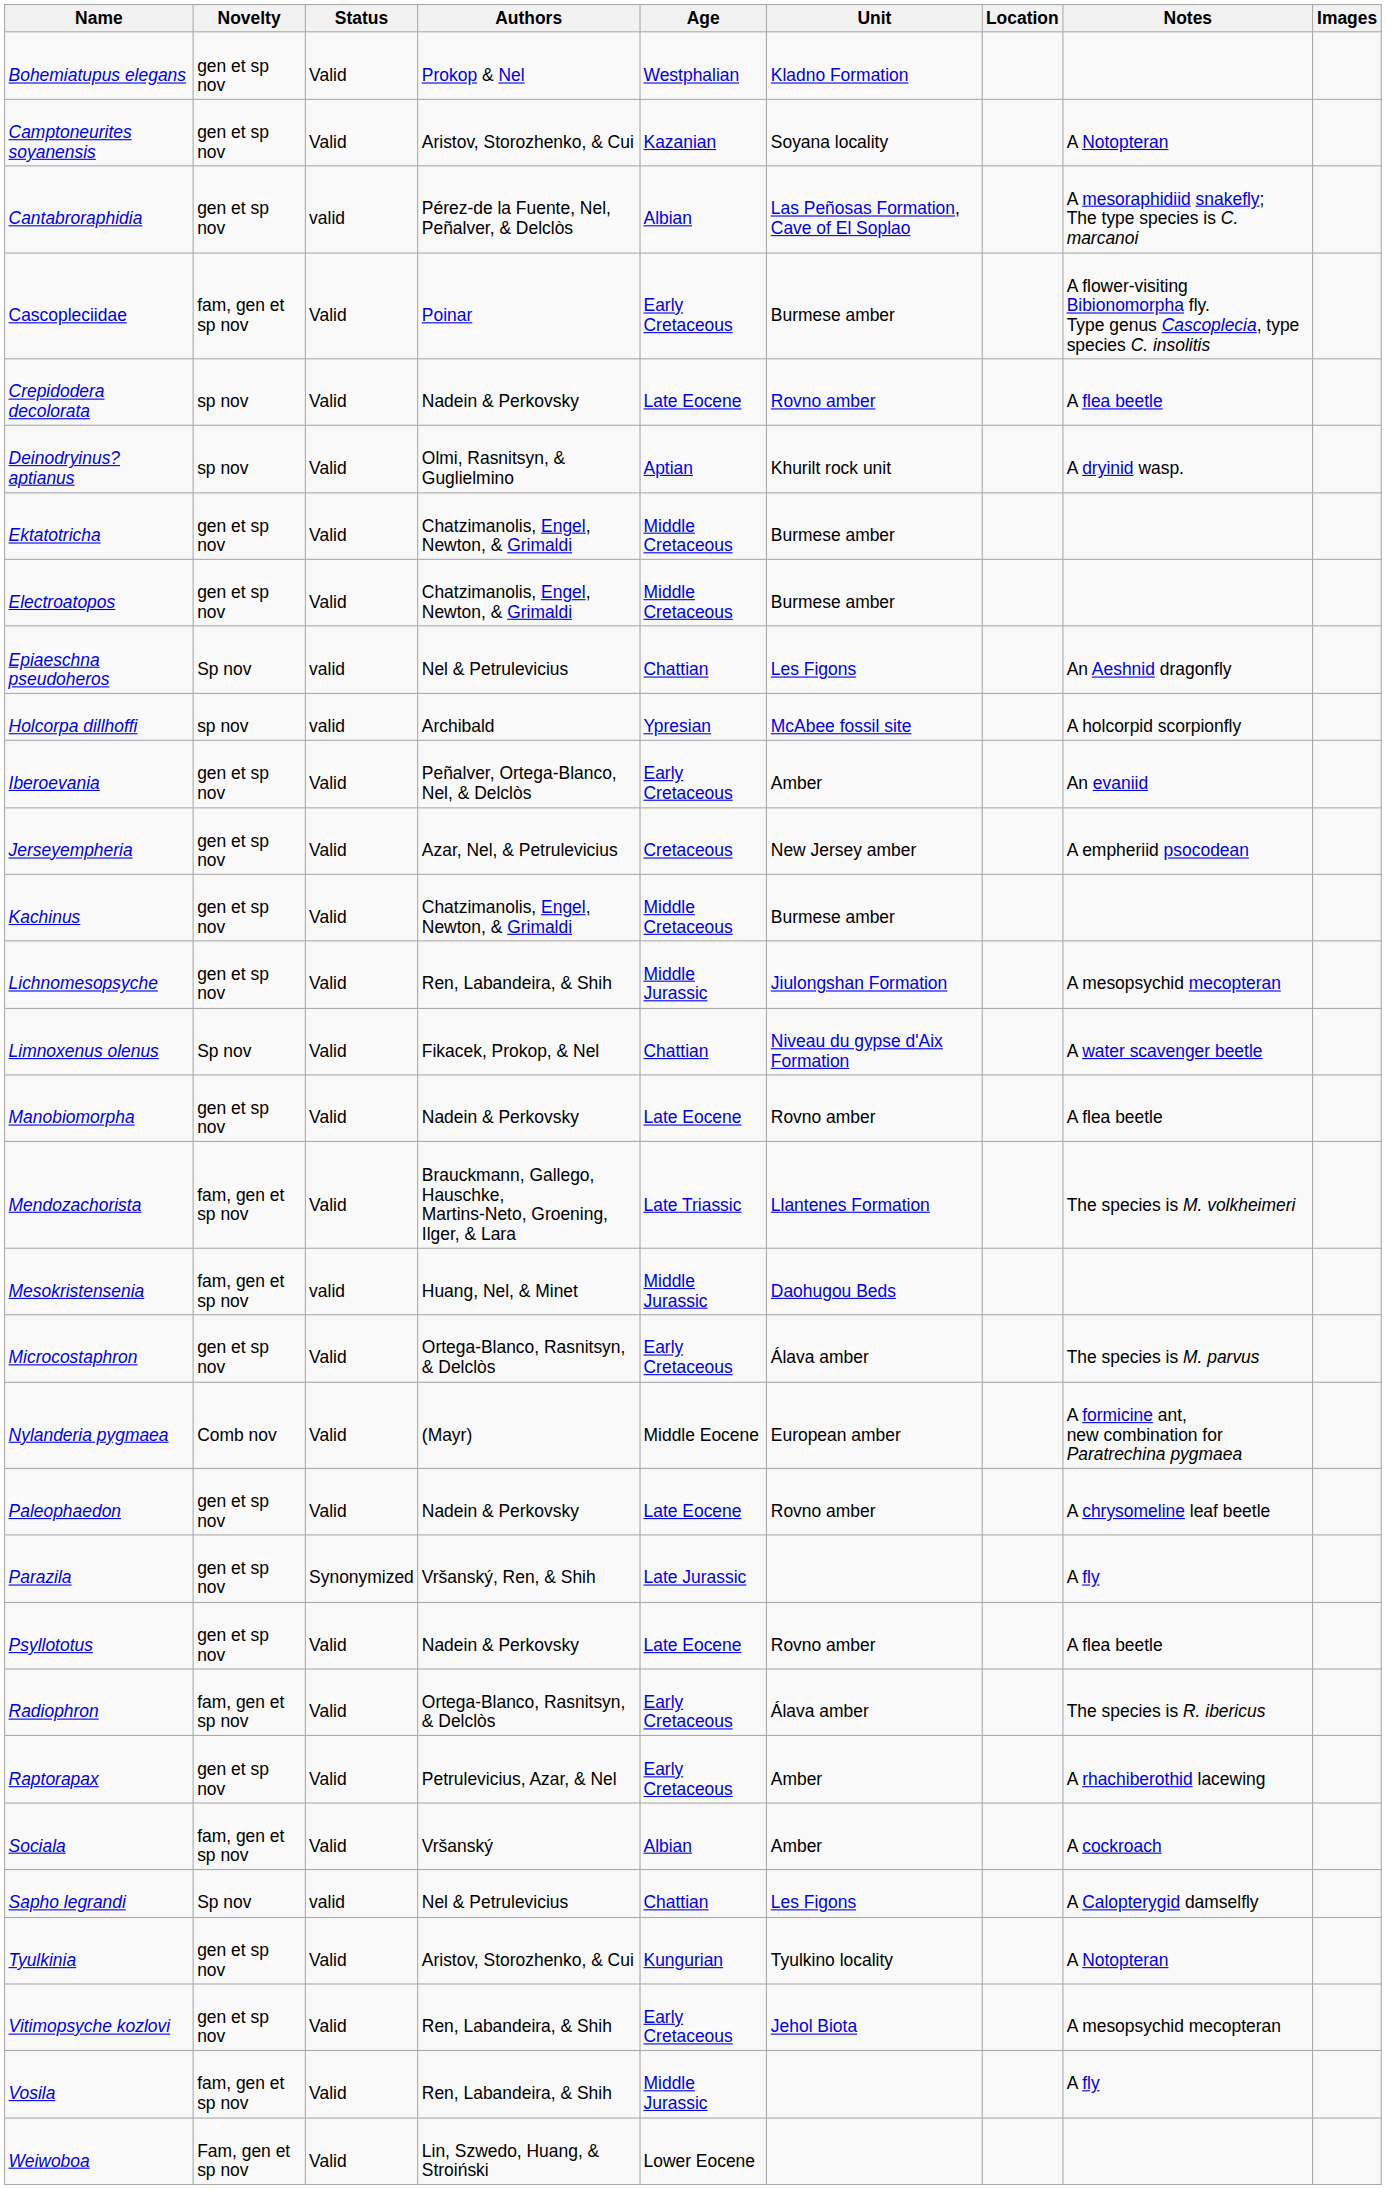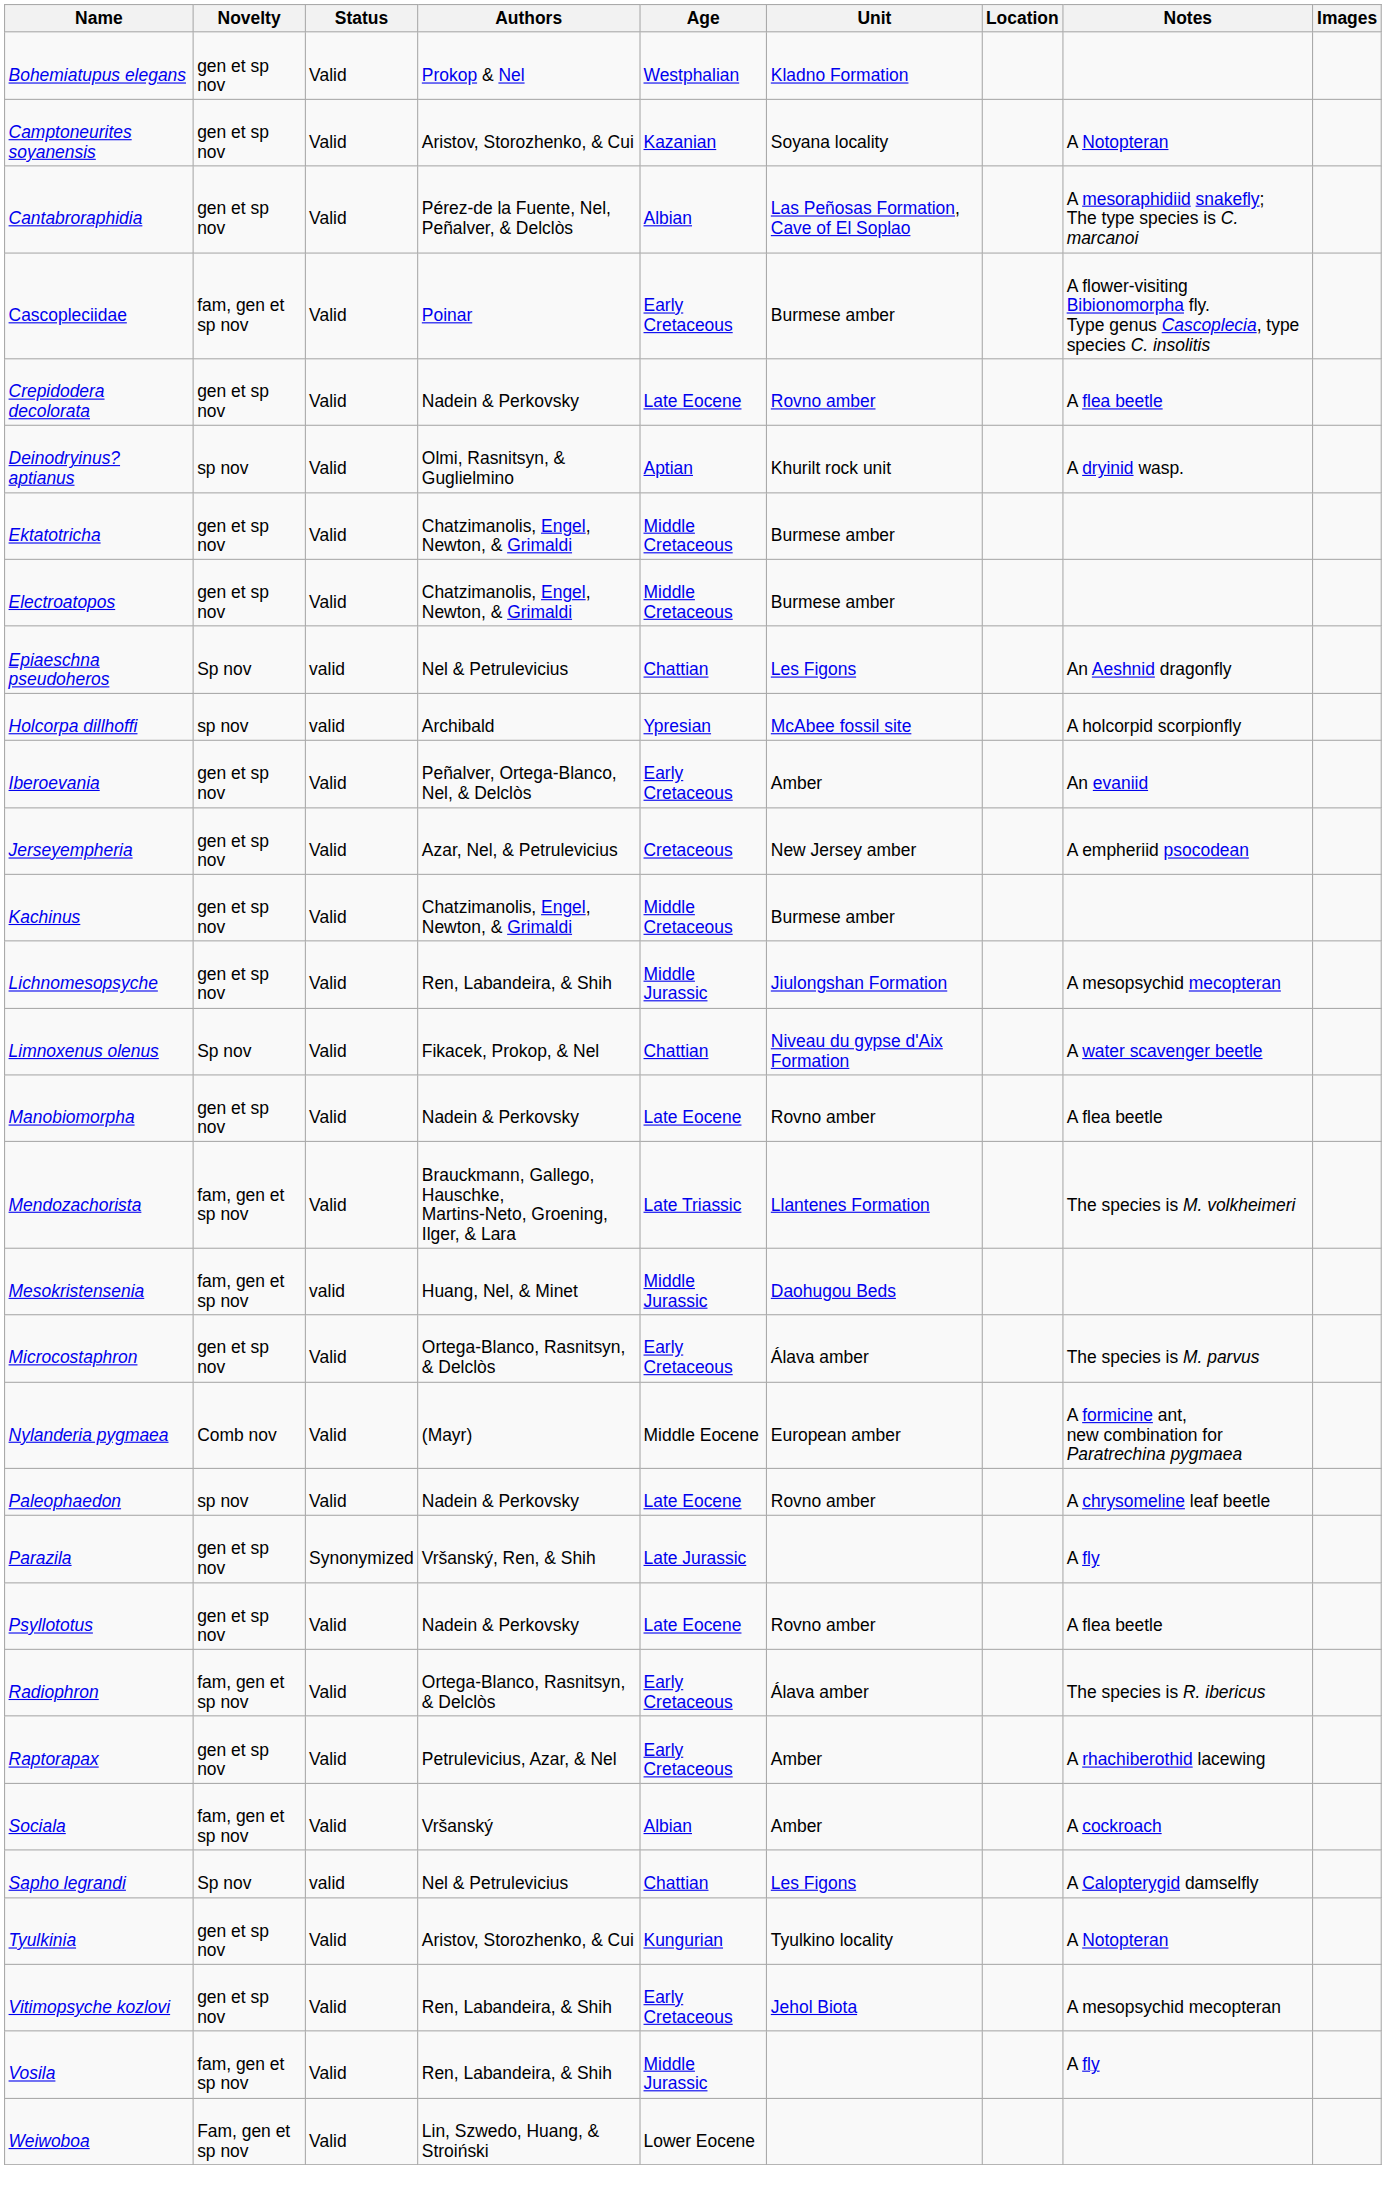(327, 219) valid -> (328, 219) Valid
(223, 401) sp nov -> (233, 401) gen et sp nov
(233, 1511) gen et sp nov -> (223, 1501) sp nov
